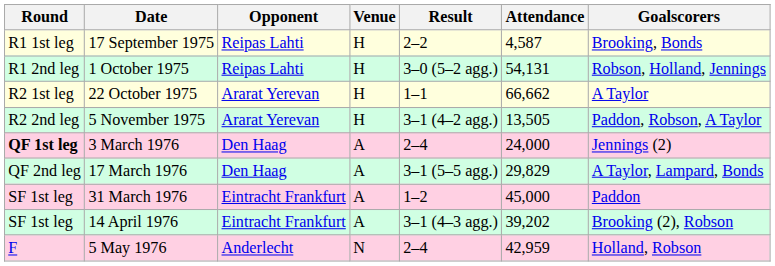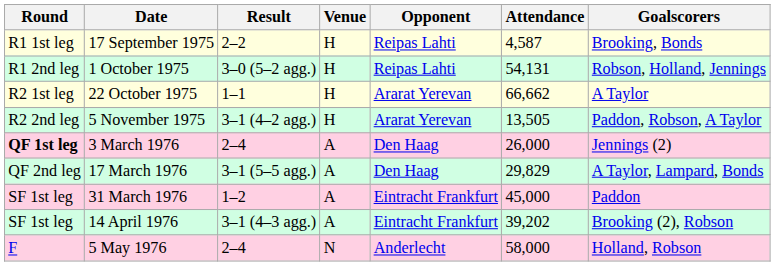columns swapped: (284, 17) <-> (451, 17)
(528, 145) 24,000 -> (528, 145) 26,000
(528, 247) 42,959 -> (528, 247) 58,000
